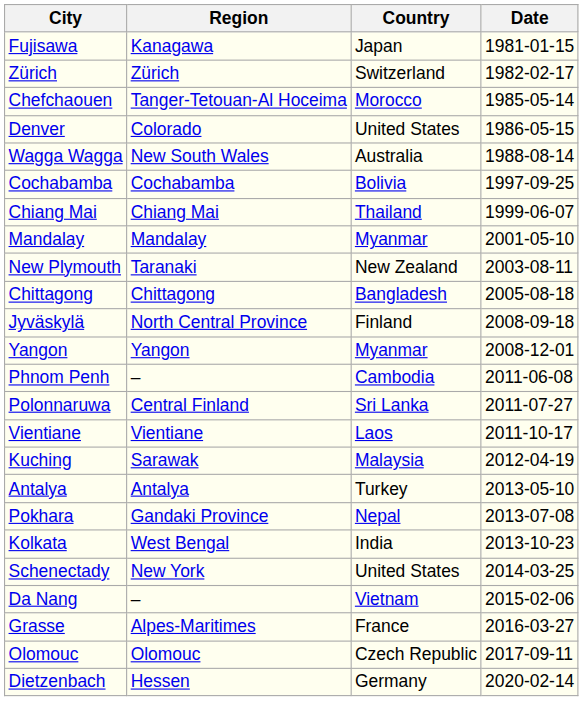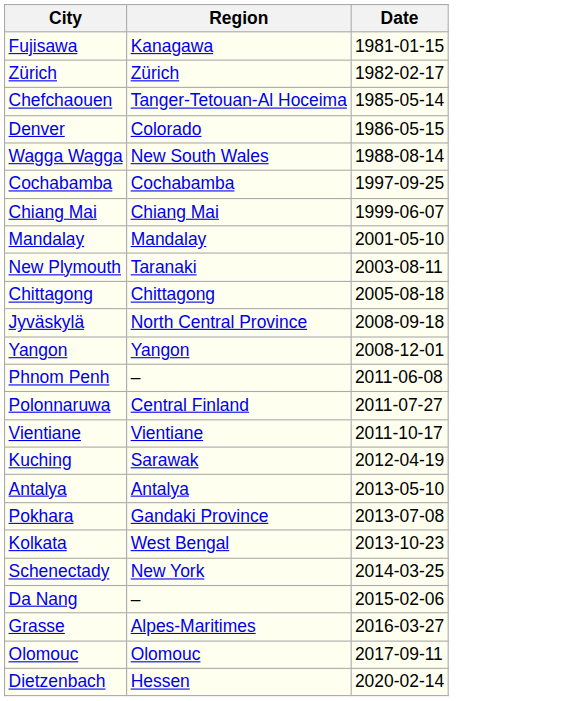- column: (416, 18)
